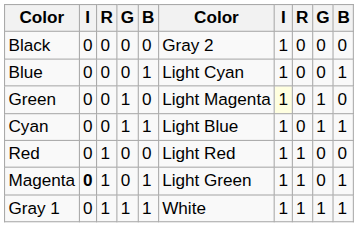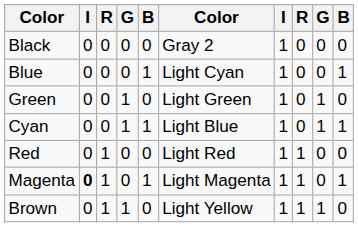(216, 99) Light Magenta -> (207, 99) Light Green
(283, 99) lightyellow background -> (283, 99) no background
(207, 180) Light Green -> (216, 180) Light Magenta
+ row: (33, 208)
- row: (34, 208)
